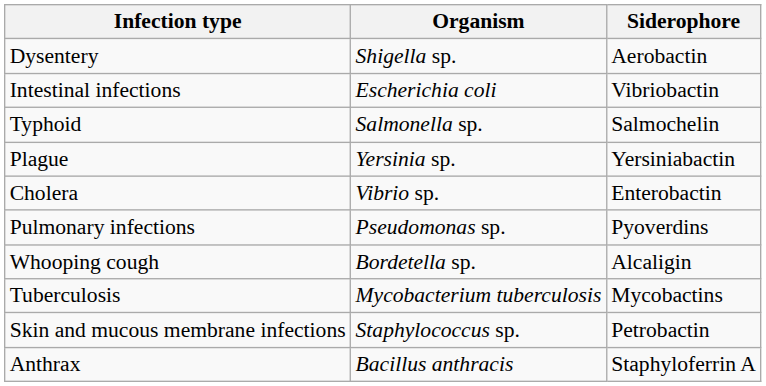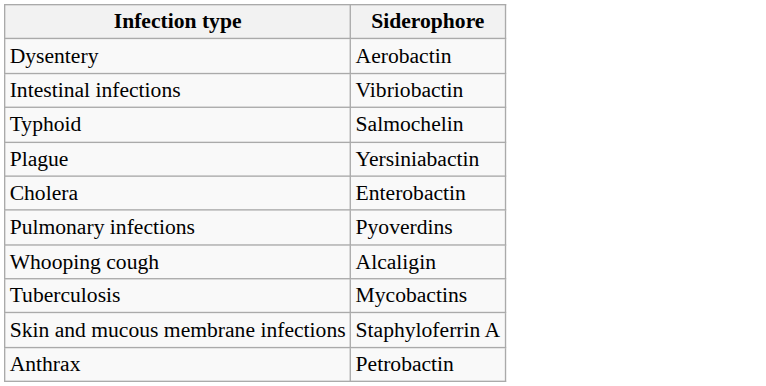- column: (478, 21)
(660, 329) Petrobactin -> (428, 329) Staphyloferrin A
(684, 364) Staphyloferrin A -> (405, 364) Petrobactin
